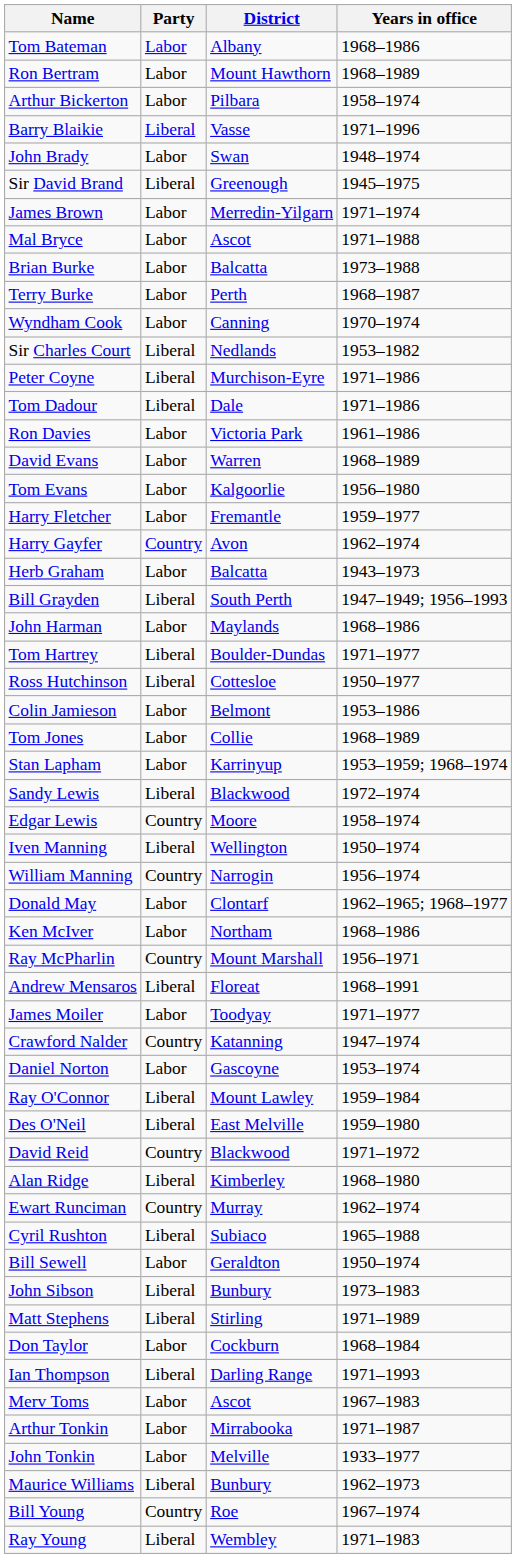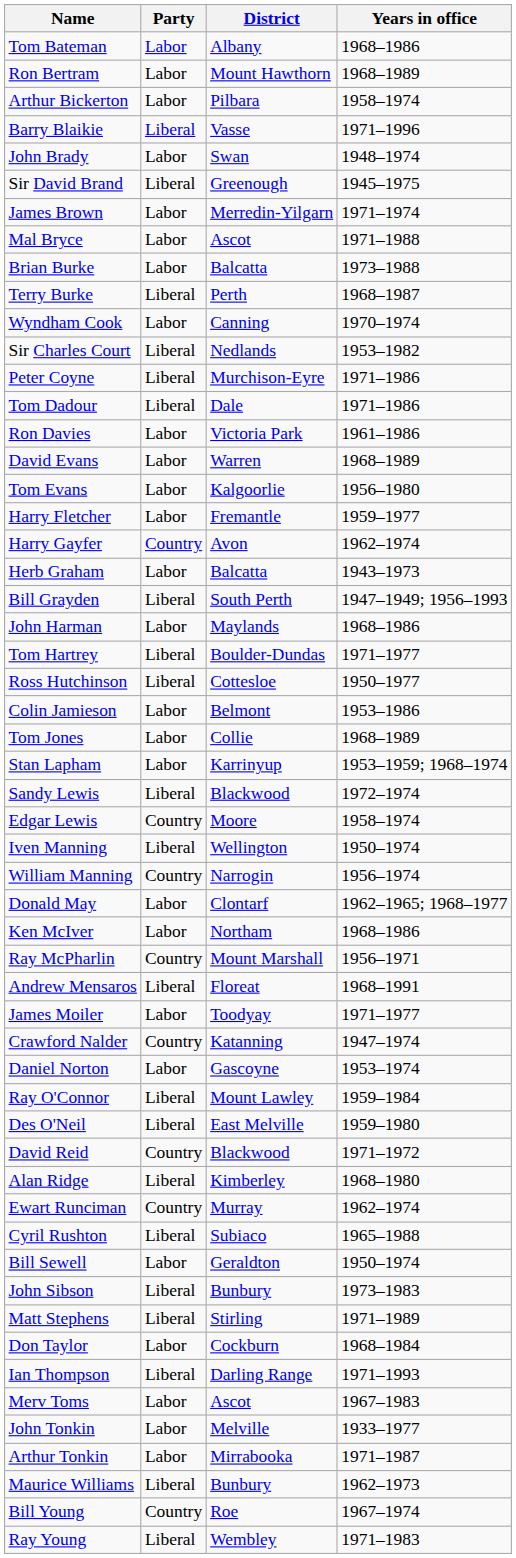(166, 294) Labor -> (170, 294) Liberal
rows swapped: (58, 1428) <-> (52, 1456)
